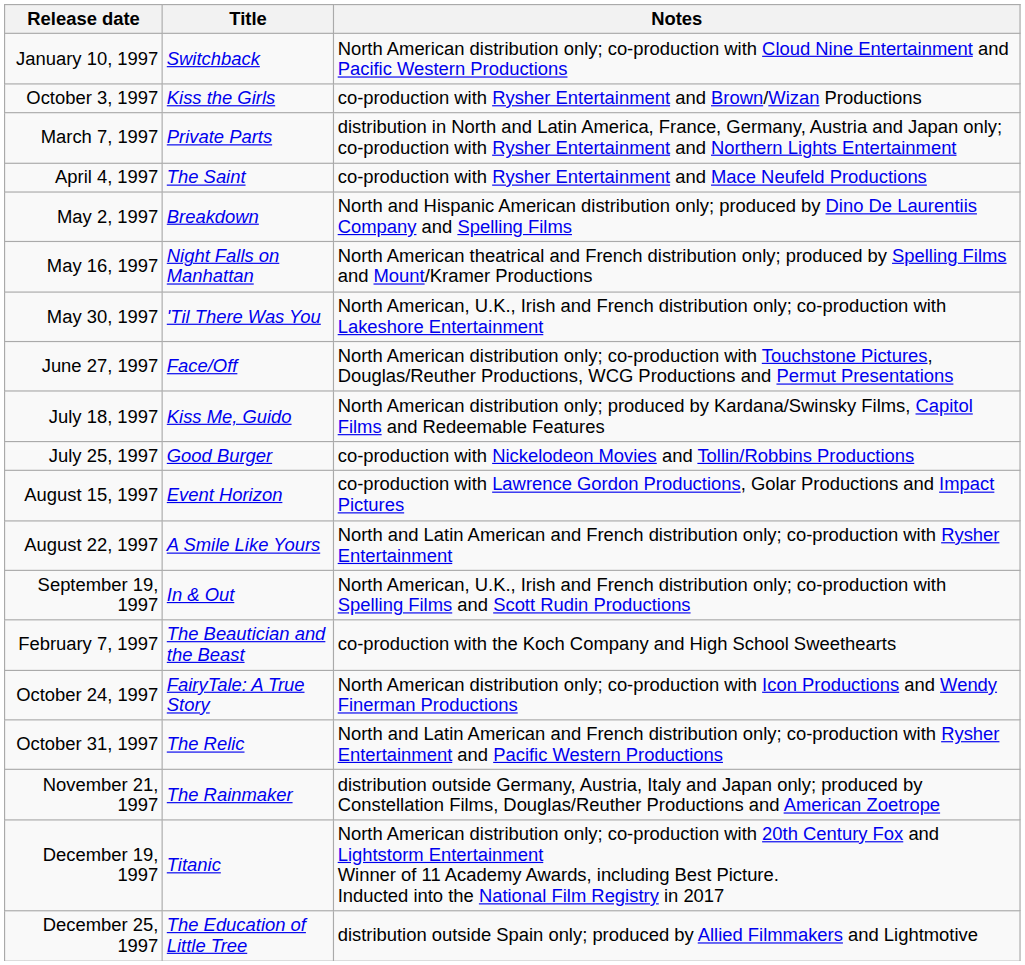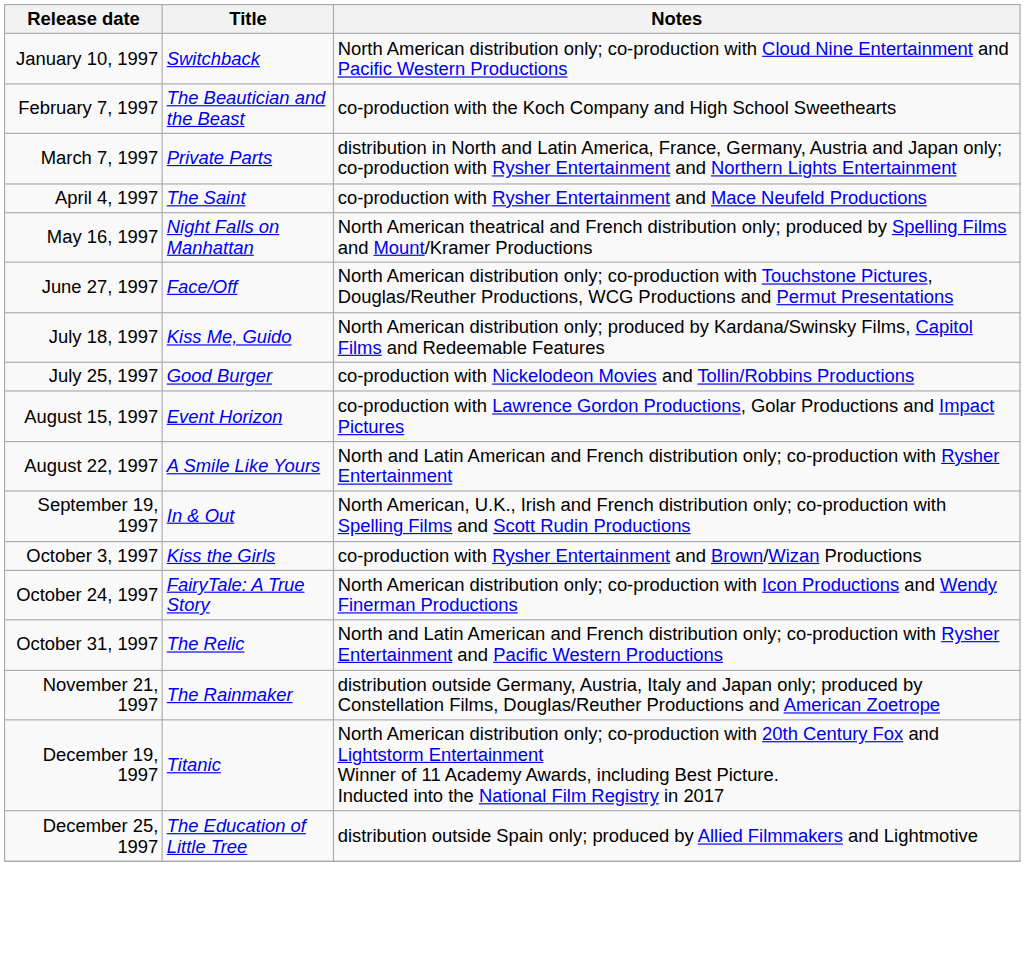rows swapped: (88, 644) <-> (92, 98)
- row: (108, 216)
- row: (103, 316)
